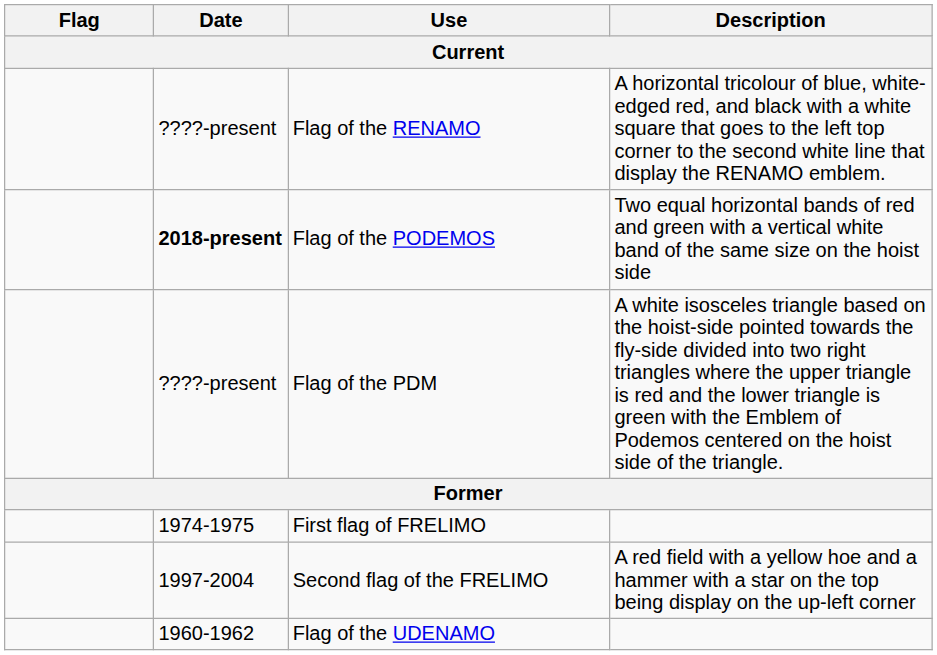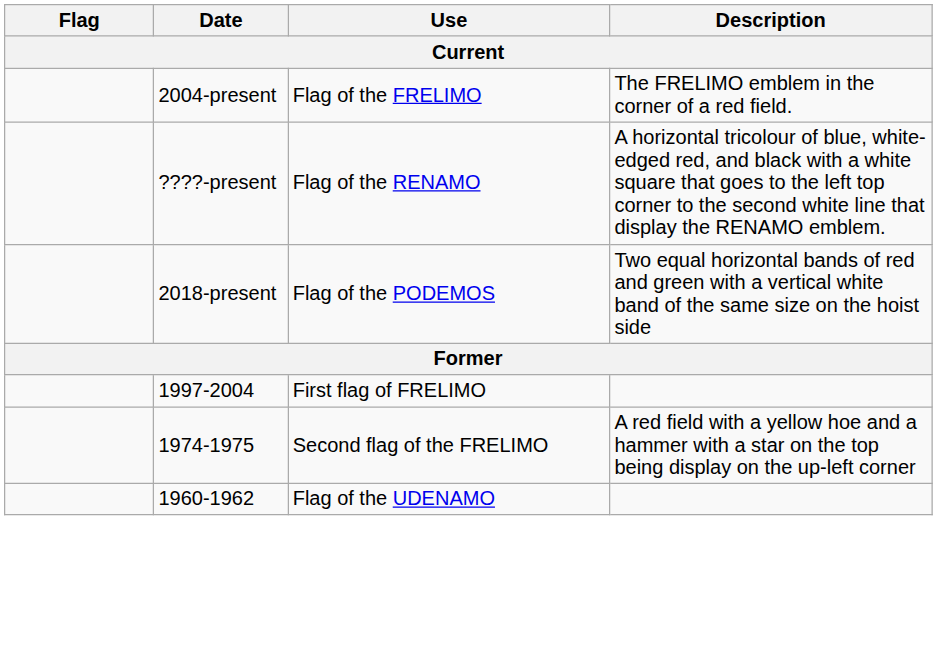+ row: (387, 95)
(220, 239) bold -> (217, 293) normal
- row: (365, 383)
(206, 525) 1974-1975 -> (206, 390) 1997-2004
(206, 579) 1997-2004 -> (206, 444) 1974-1975
